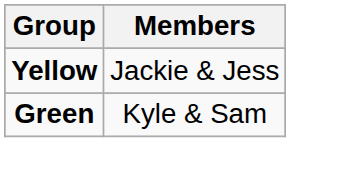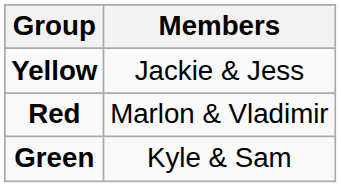+ row: (54, 114)
